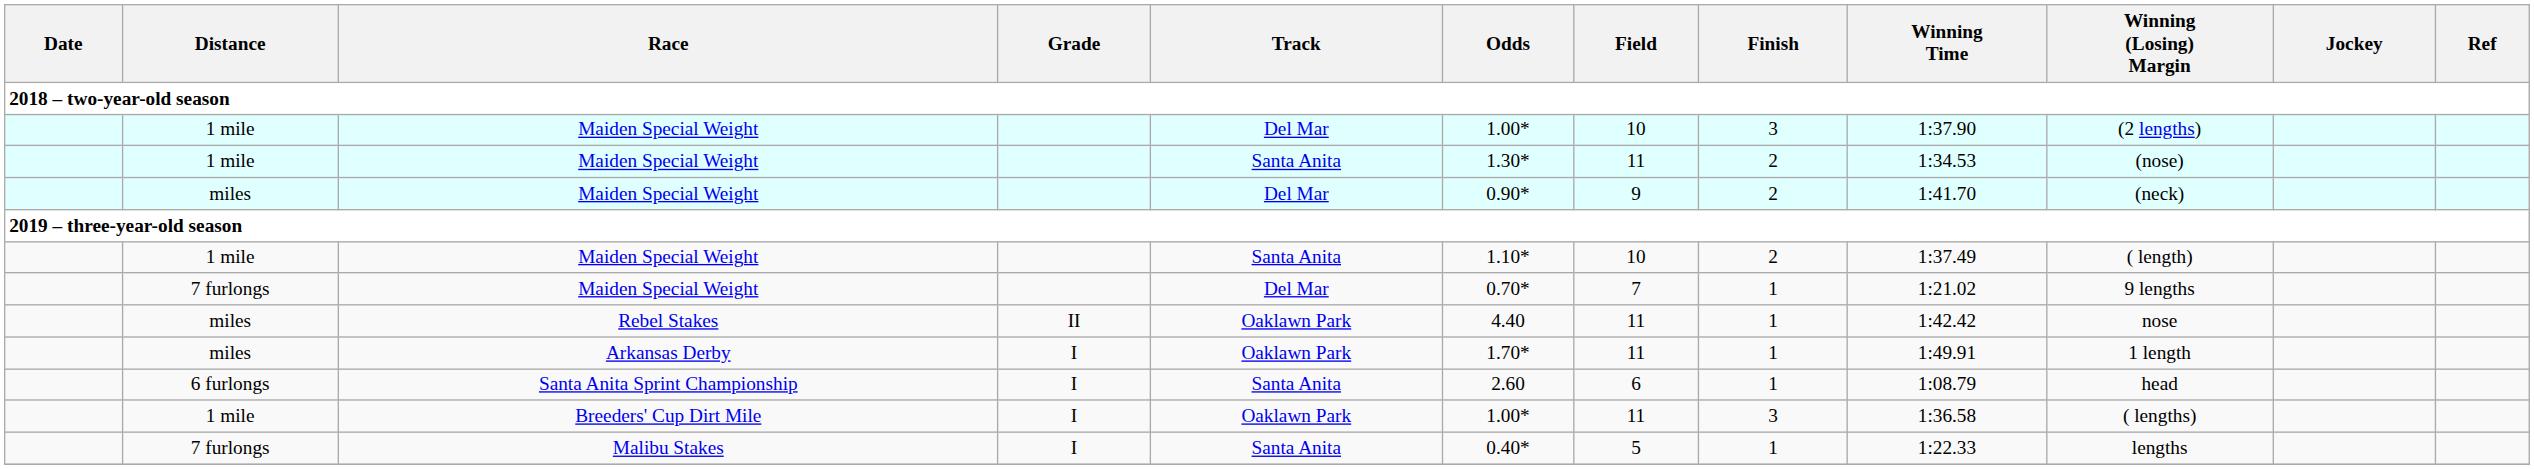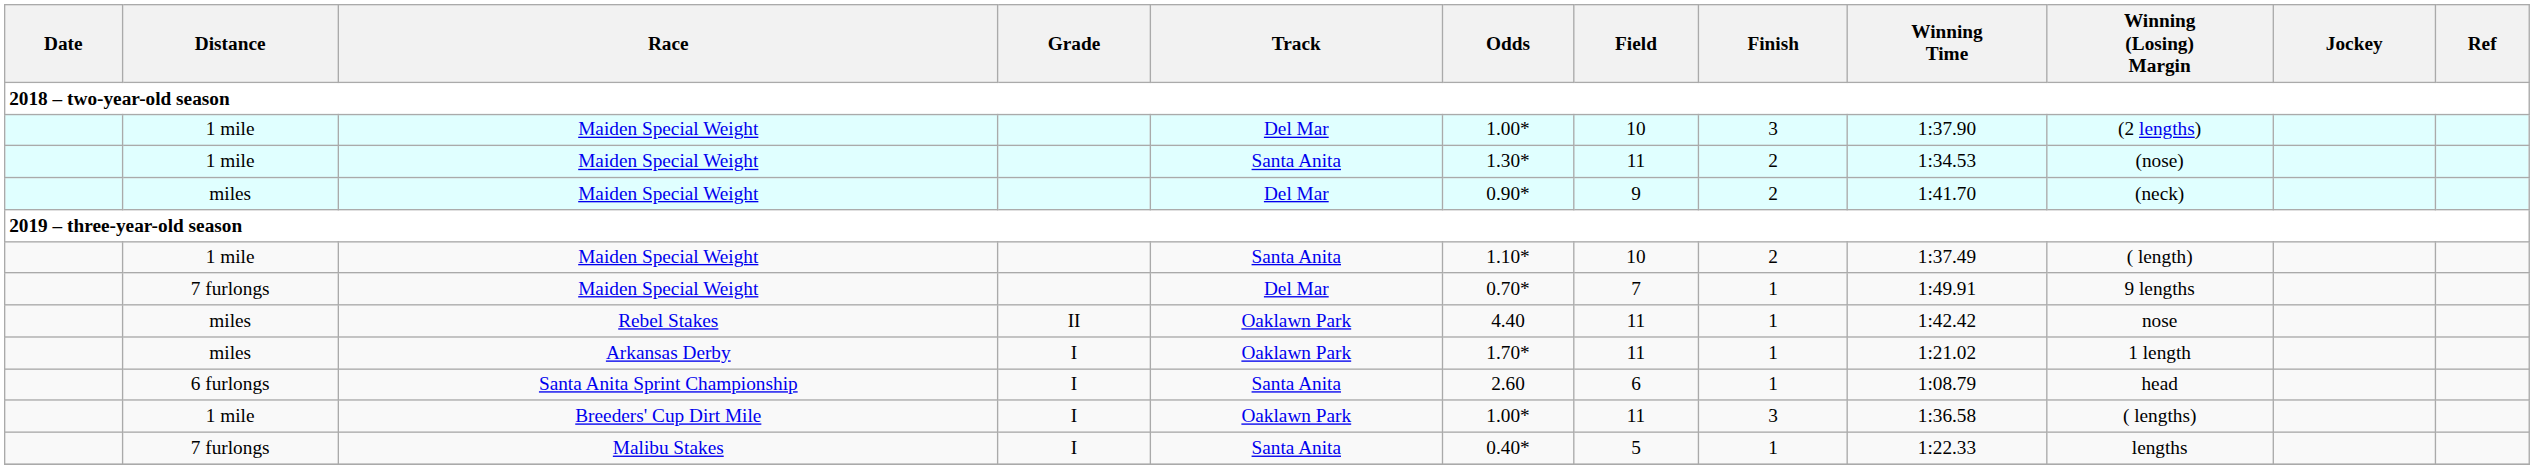(1947, 289) 1:21.02 -> (1947, 289) 1:49.91
(1947, 352) 1:49.91 -> (1947, 352) 1:21.02
